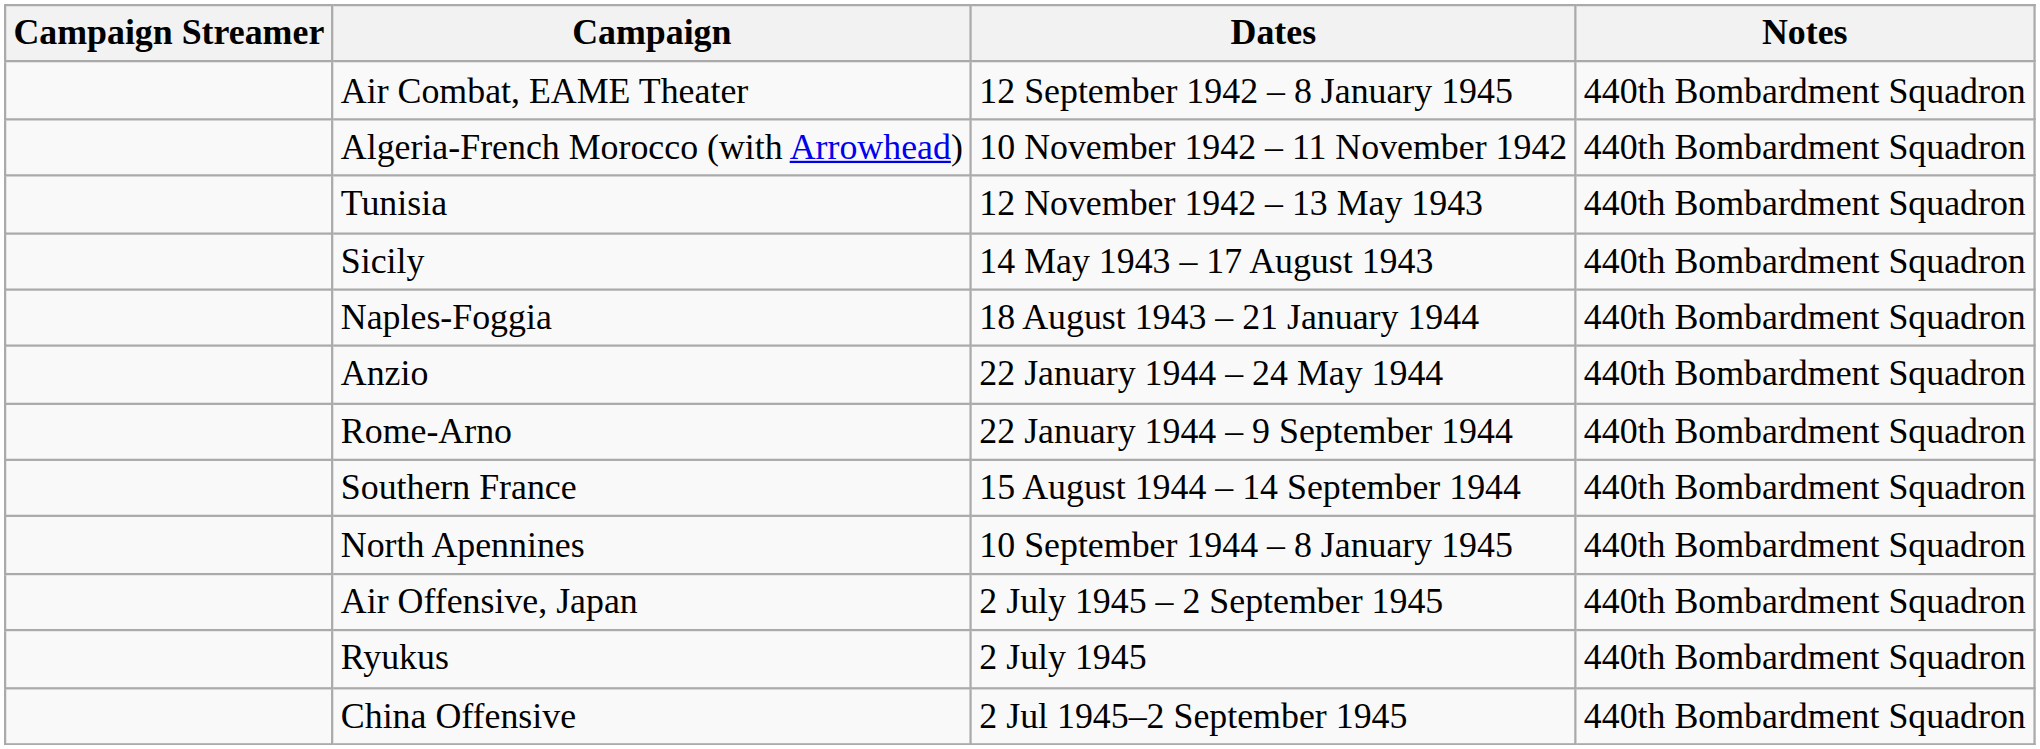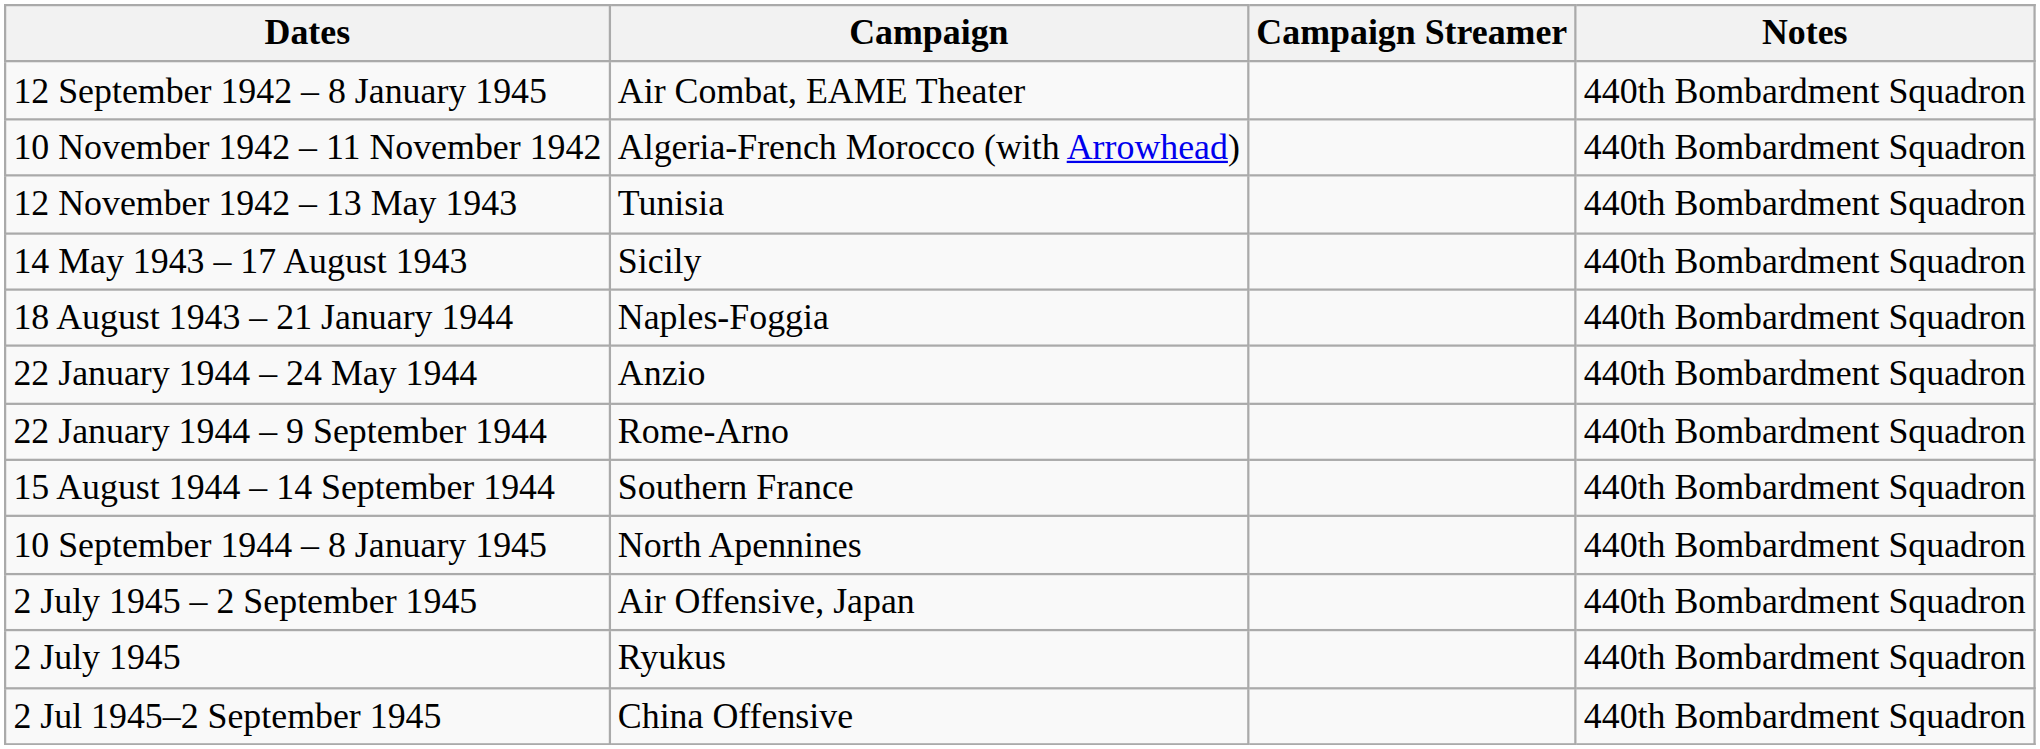columns swapped: (169, 32) <-> (1273, 32)
